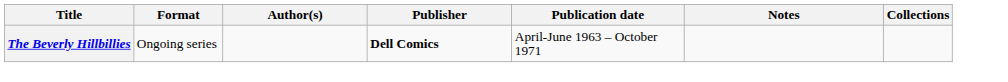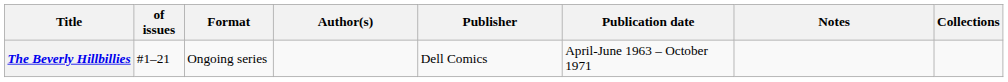+ column: (159, 22)
(404, 43) bold -> (454, 58) normal
